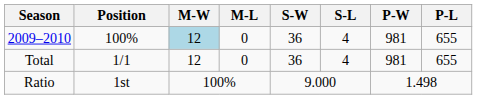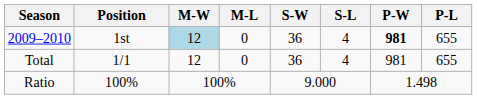(122, 37) 100% -> (122, 37) 1st
(396, 37) normal -> (396, 37) bold
(122, 82) 1st -> (122, 82) 100%
